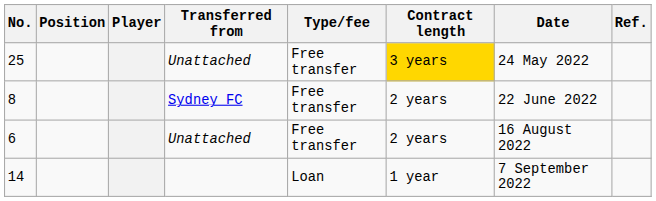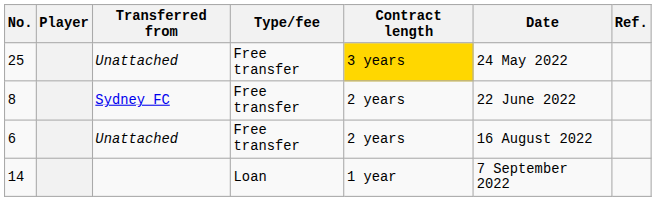- column: (72, 24)
